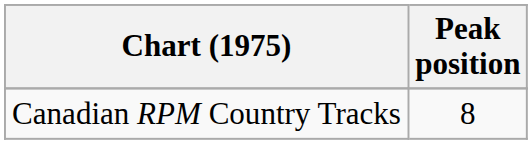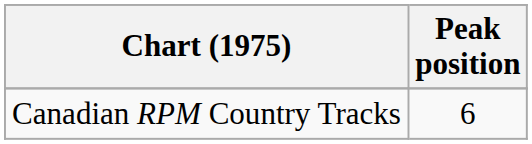(468, 113) 8 -> (468, 113) 6
